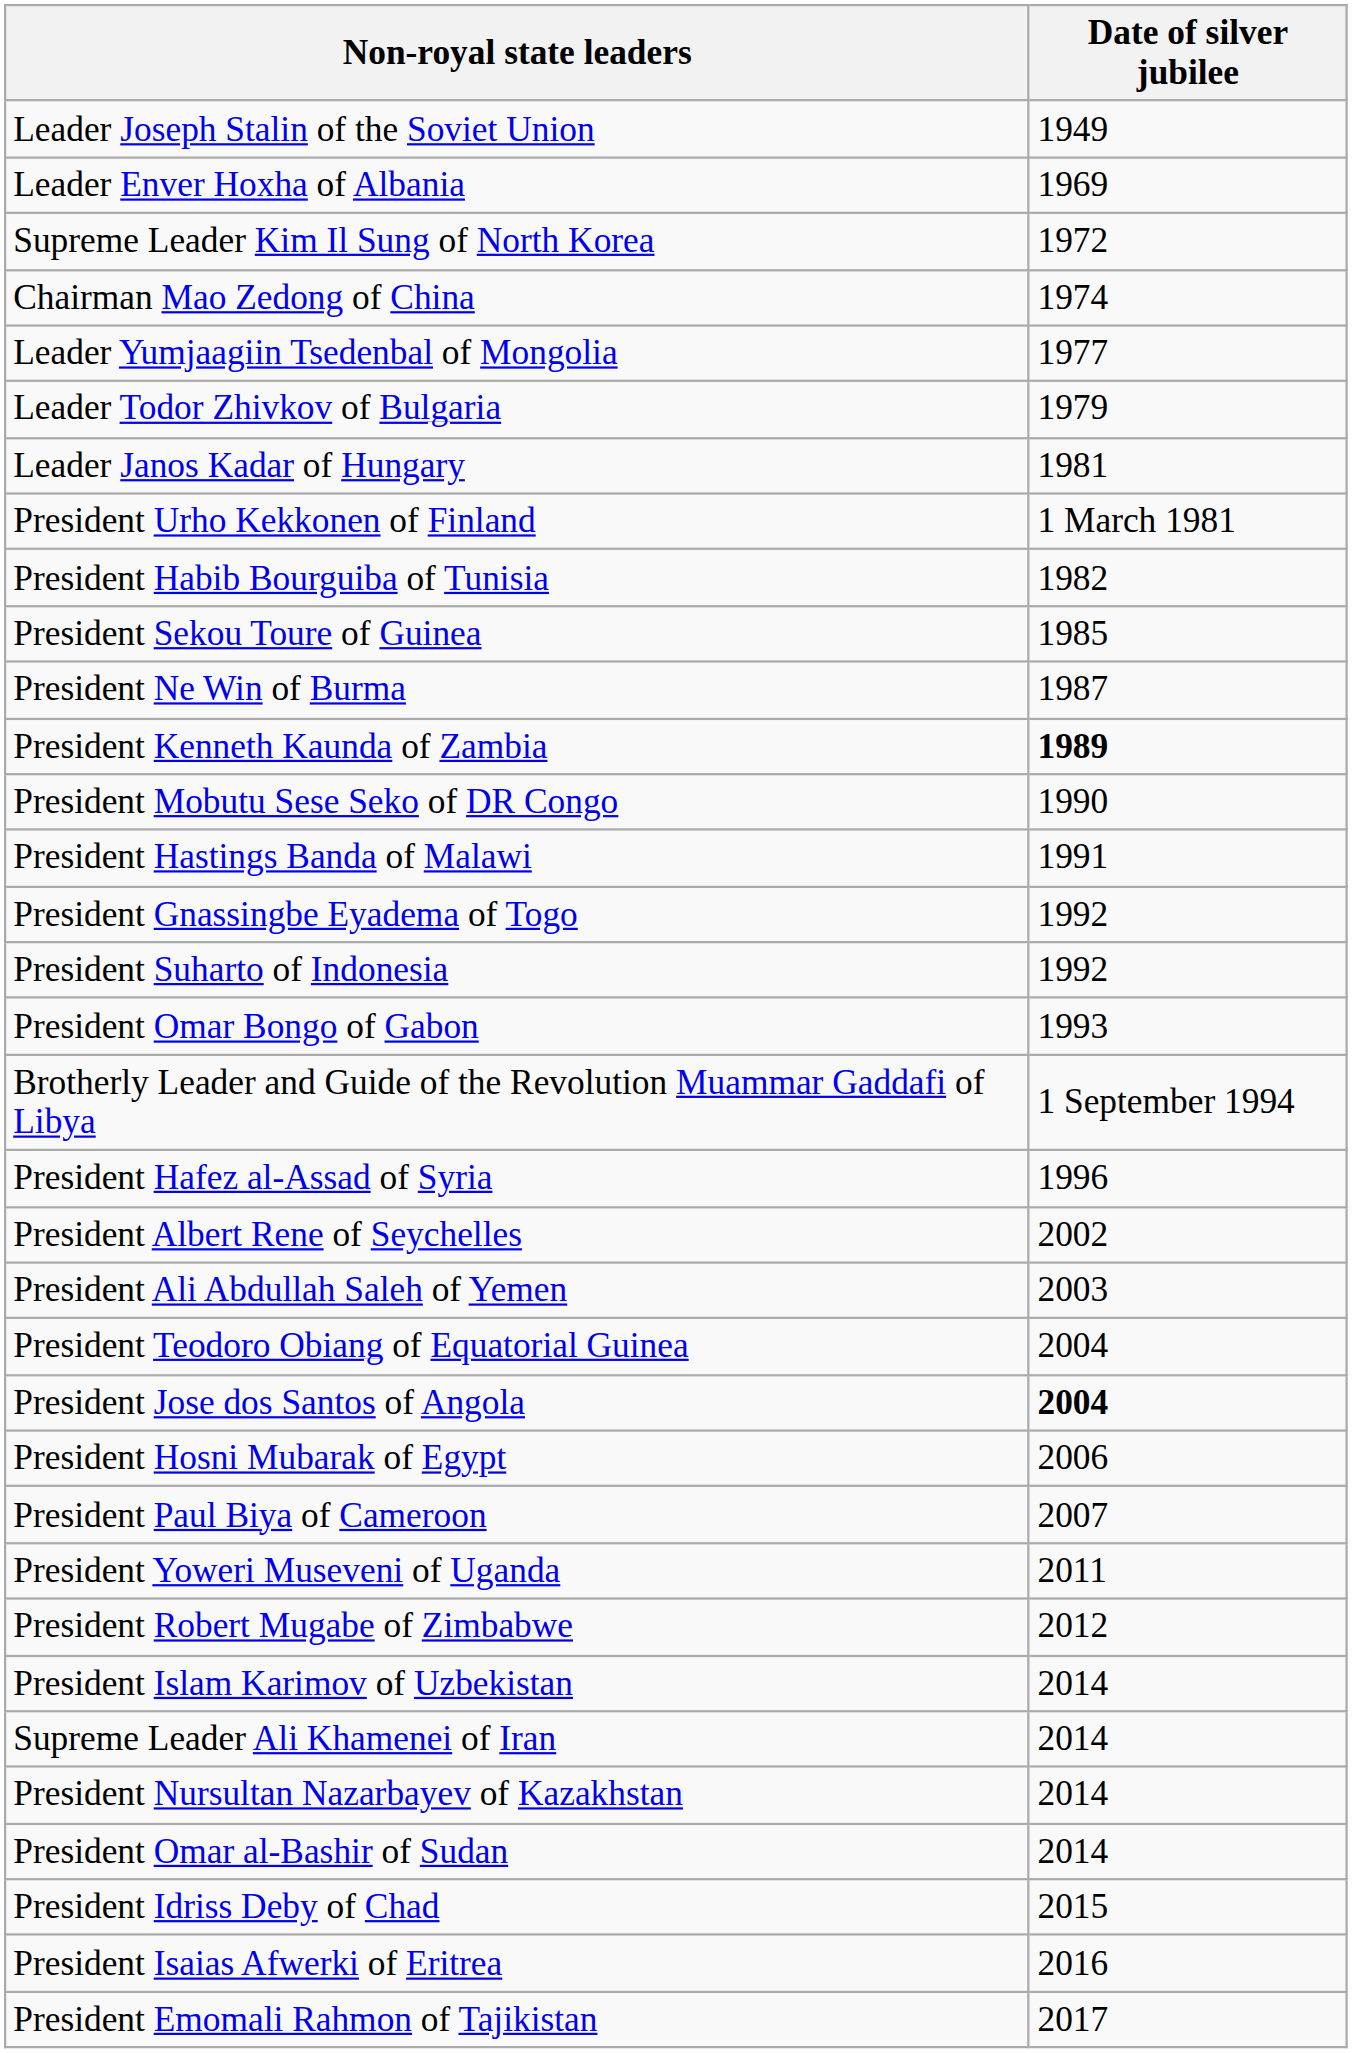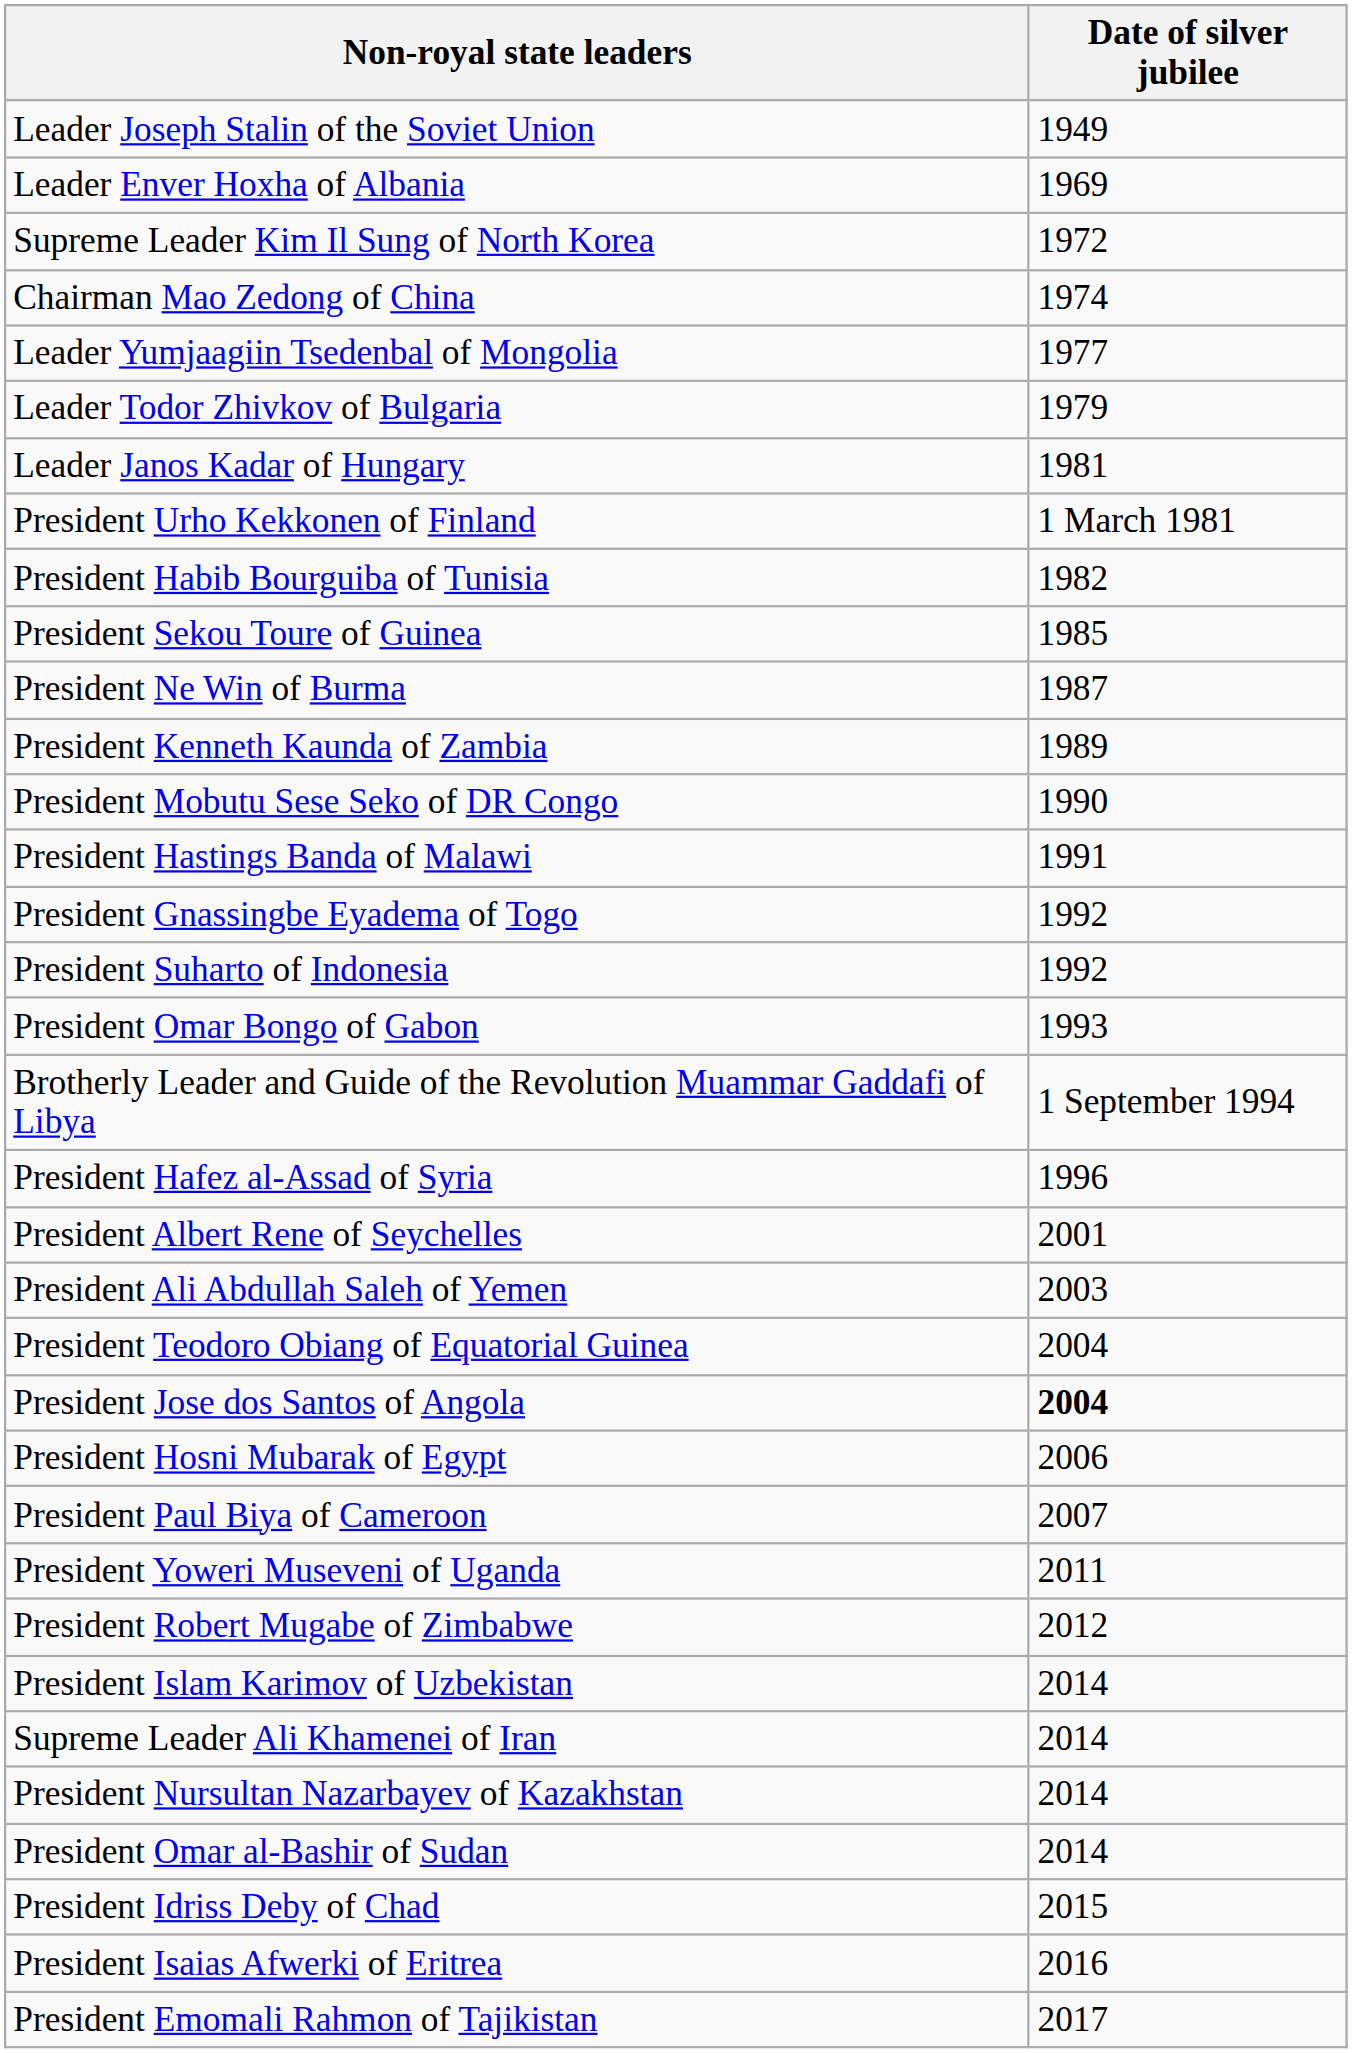(1073, 745) bold -> (1073, 745) normal
(1073, 1233) 2002 -> (1073, 1233) 2001
